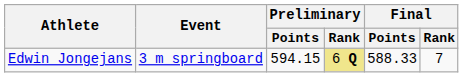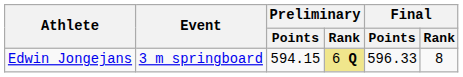(392, 60) 588.33 -> (392, 60) 596.33
(439, 60) 7 -> (439, 60) 8
